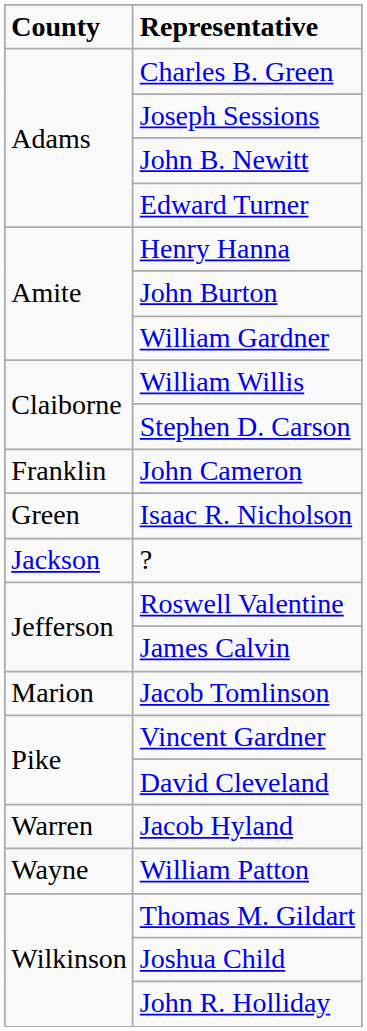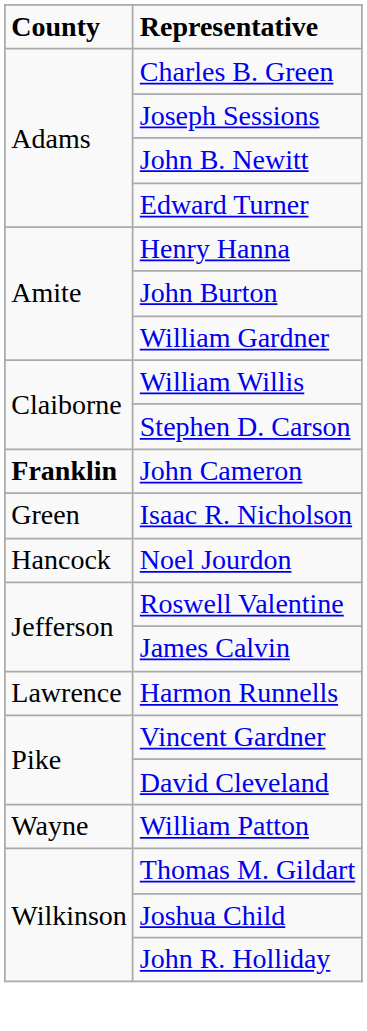(59, 470) normal -> (64, 470) bold
+ row: (216, 559)
- row: (146, 559)
+ row: (239, 692)
- row: (235, 692)
- row: (216, 826)
